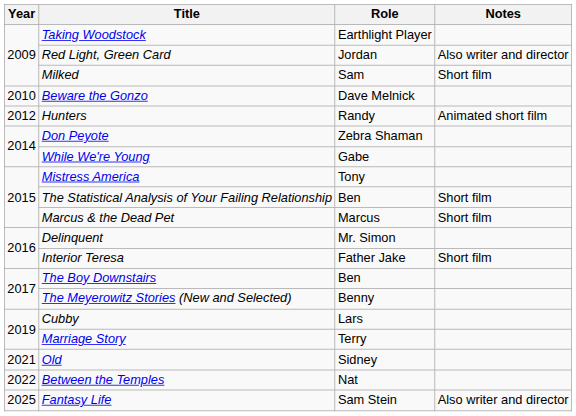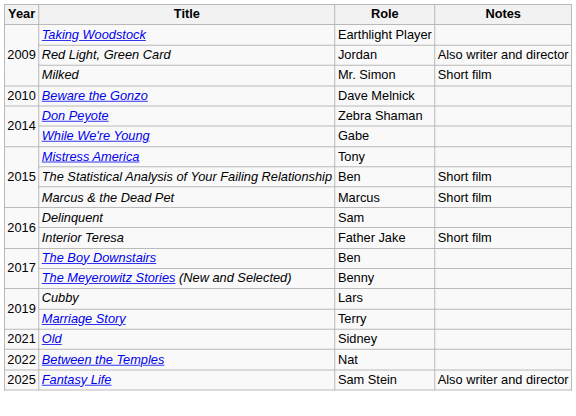(351, 75) Sam -> (367, 75) Mr. Simon
- row: (64, 116)
(367, 237) Mr. Simon -> (351, 217) Sam
